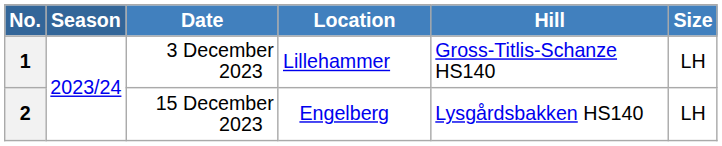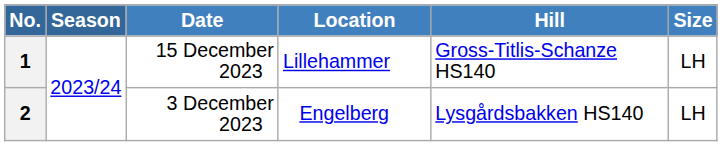(220, 61) 3 December 2023 -> (215, 61) 15 December 2023
(215, 114) 15 December 2023 -> (220, 114) 3 December 2023
